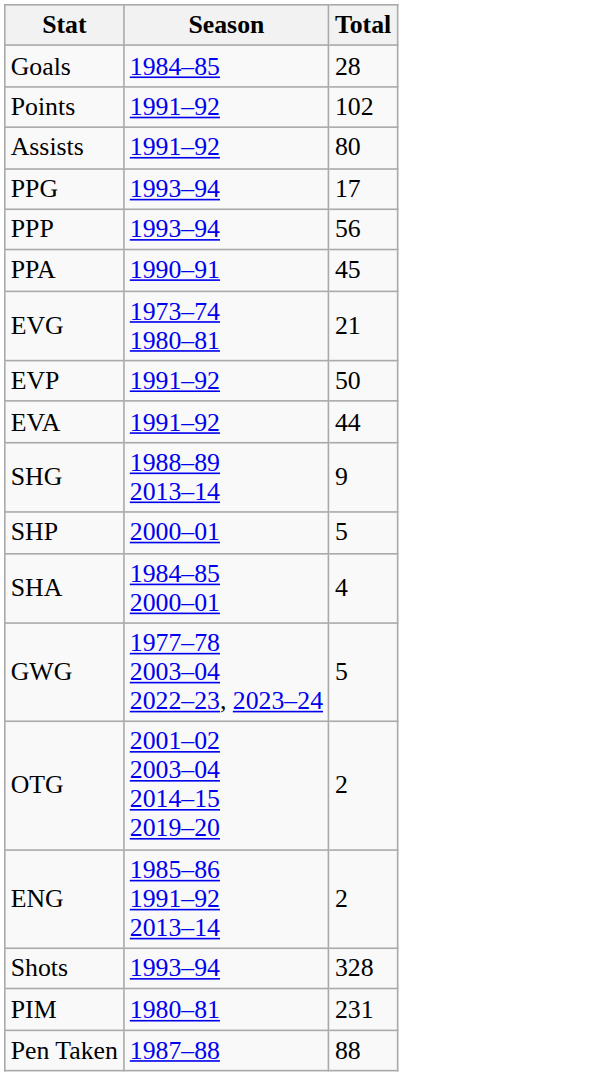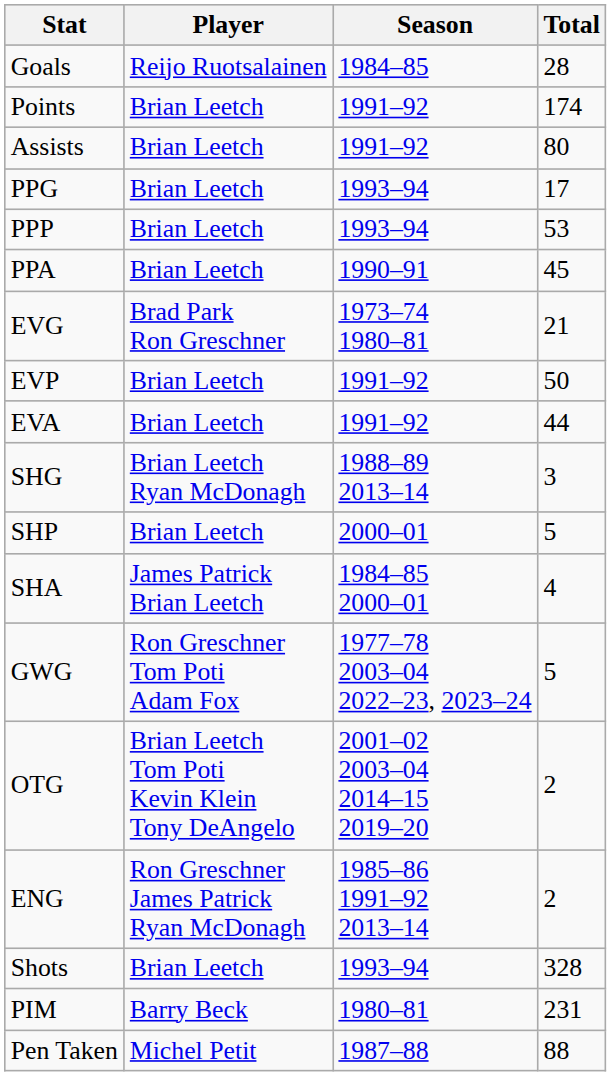+ column: (228, 24)
(354, 106) 102 -> (563, 106) 174
(348, 229) 56 -> (556, 229) 53
(341, 476) 9 -> (550, 476) 3
